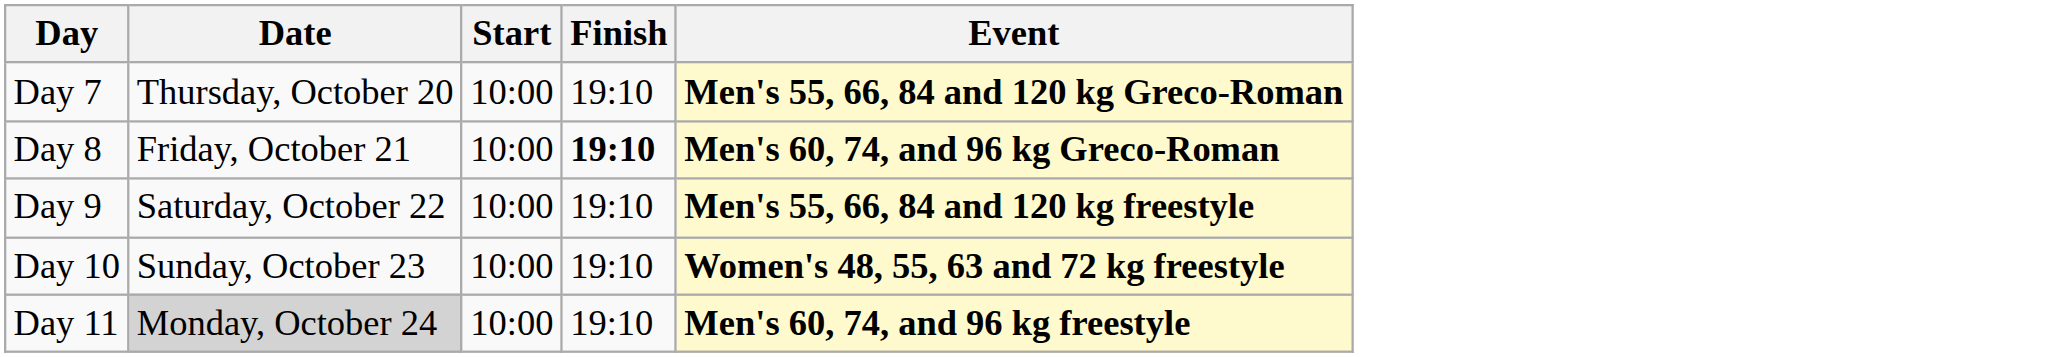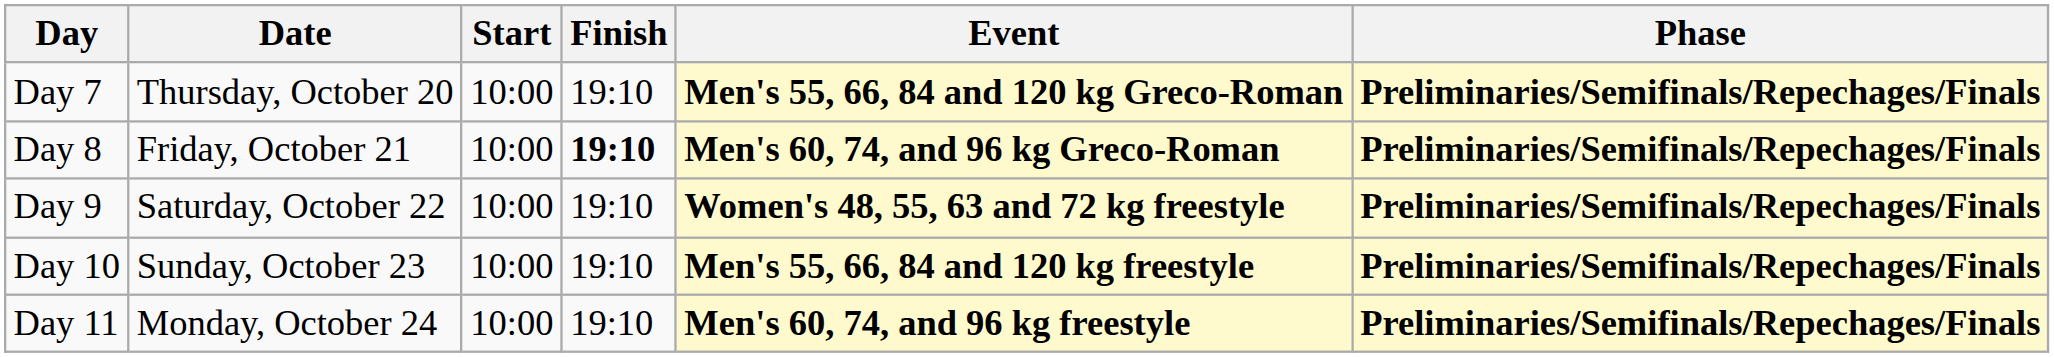+ column: (1700, 33)
(969, 206) Men's 55, 66, 84 and 120 kg freestyle -> (984, 206) Women's 48, 55, 63 and 72 kg freestyle
(984, 264) Women's 48, 55, 63 and 72 kg freestyle -> (969, 264) Men's 55, 66, 84 and 120 kg freestyle
(287, 322) lightgrey background -> (287, 322) no background
